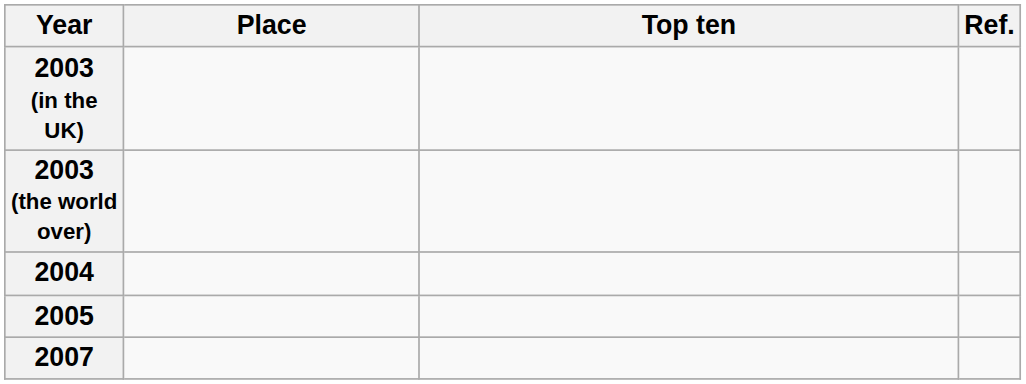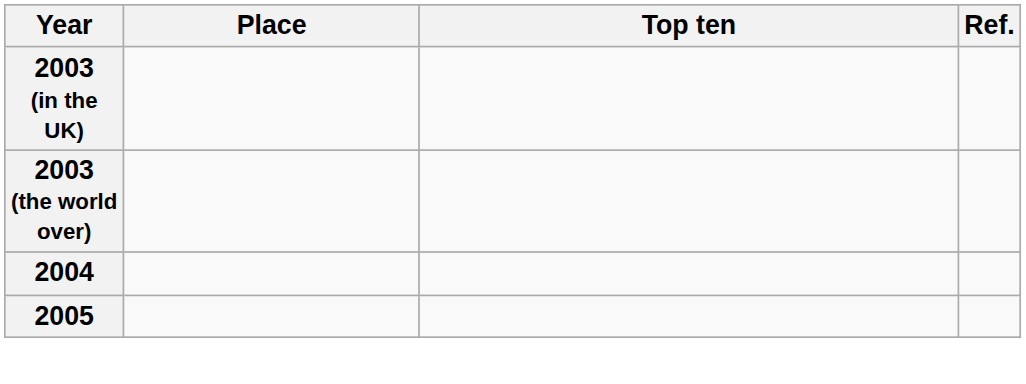- row: (64, 357)
